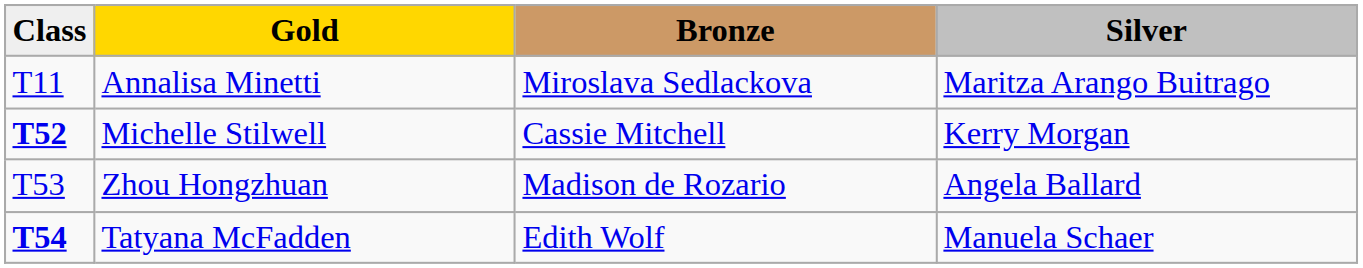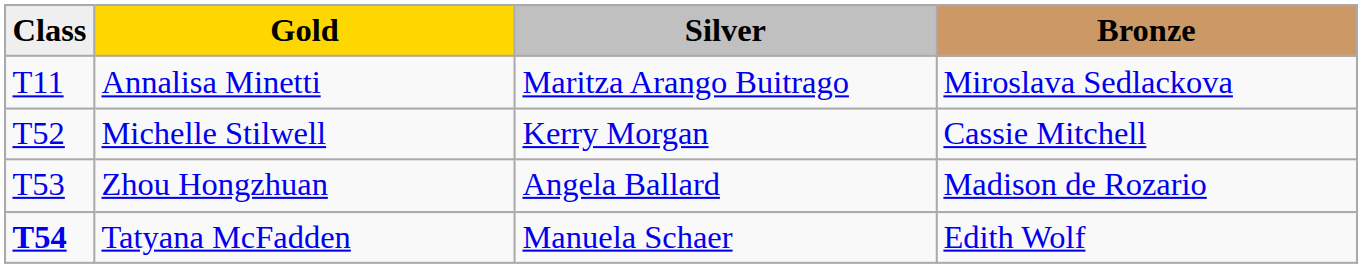columns swapped: (1146, 30) <-> (725, 30)
(40, 133) bold -> (39, 133) normal
